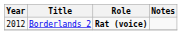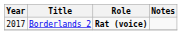(16, 24) 2012 -> (16, 24) 2017
